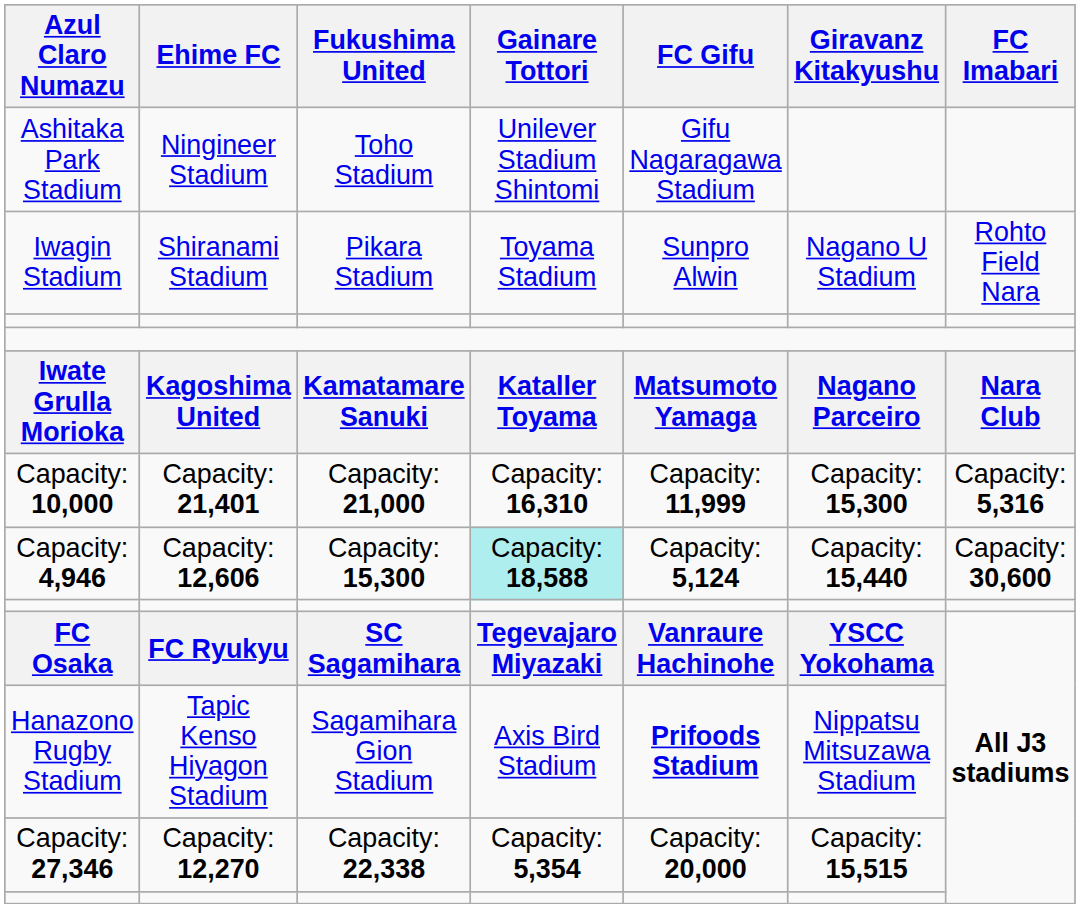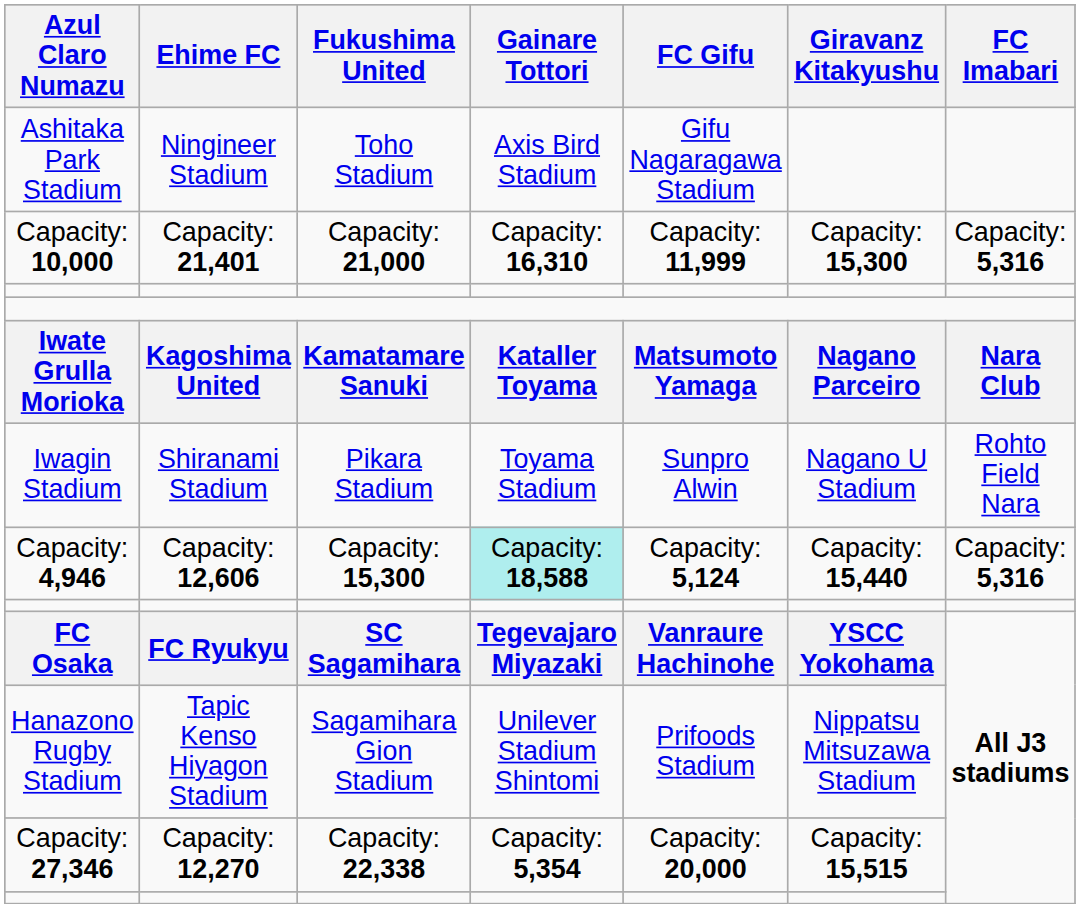(547, 159) Unilever Stadium Shintomi -> (547, 159) Axis Bird Stadium
rows swapped: (72, 489) <-> (72, 262)
(1010, 562) Capacity: 30,600 -> (1010, 562) Capacity: 5,316
(547, 751) Axis Bird Stadium -> (547, 751) Unilever Stadium Shintomi
(706, 751) bold -> (706, 751) normal
